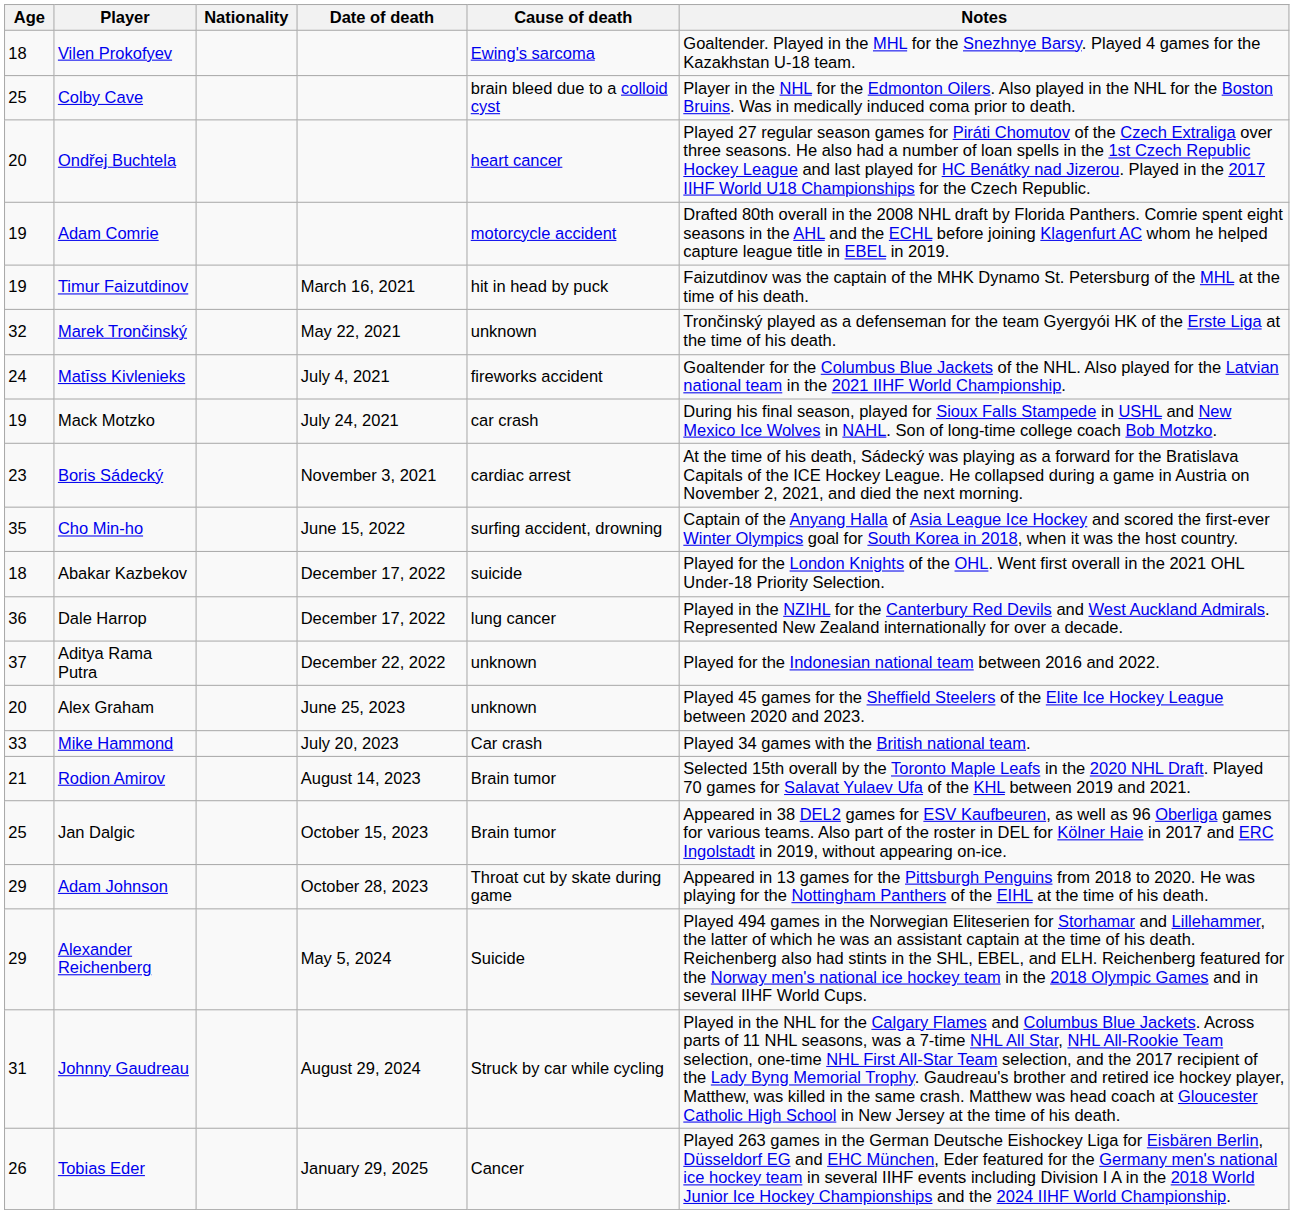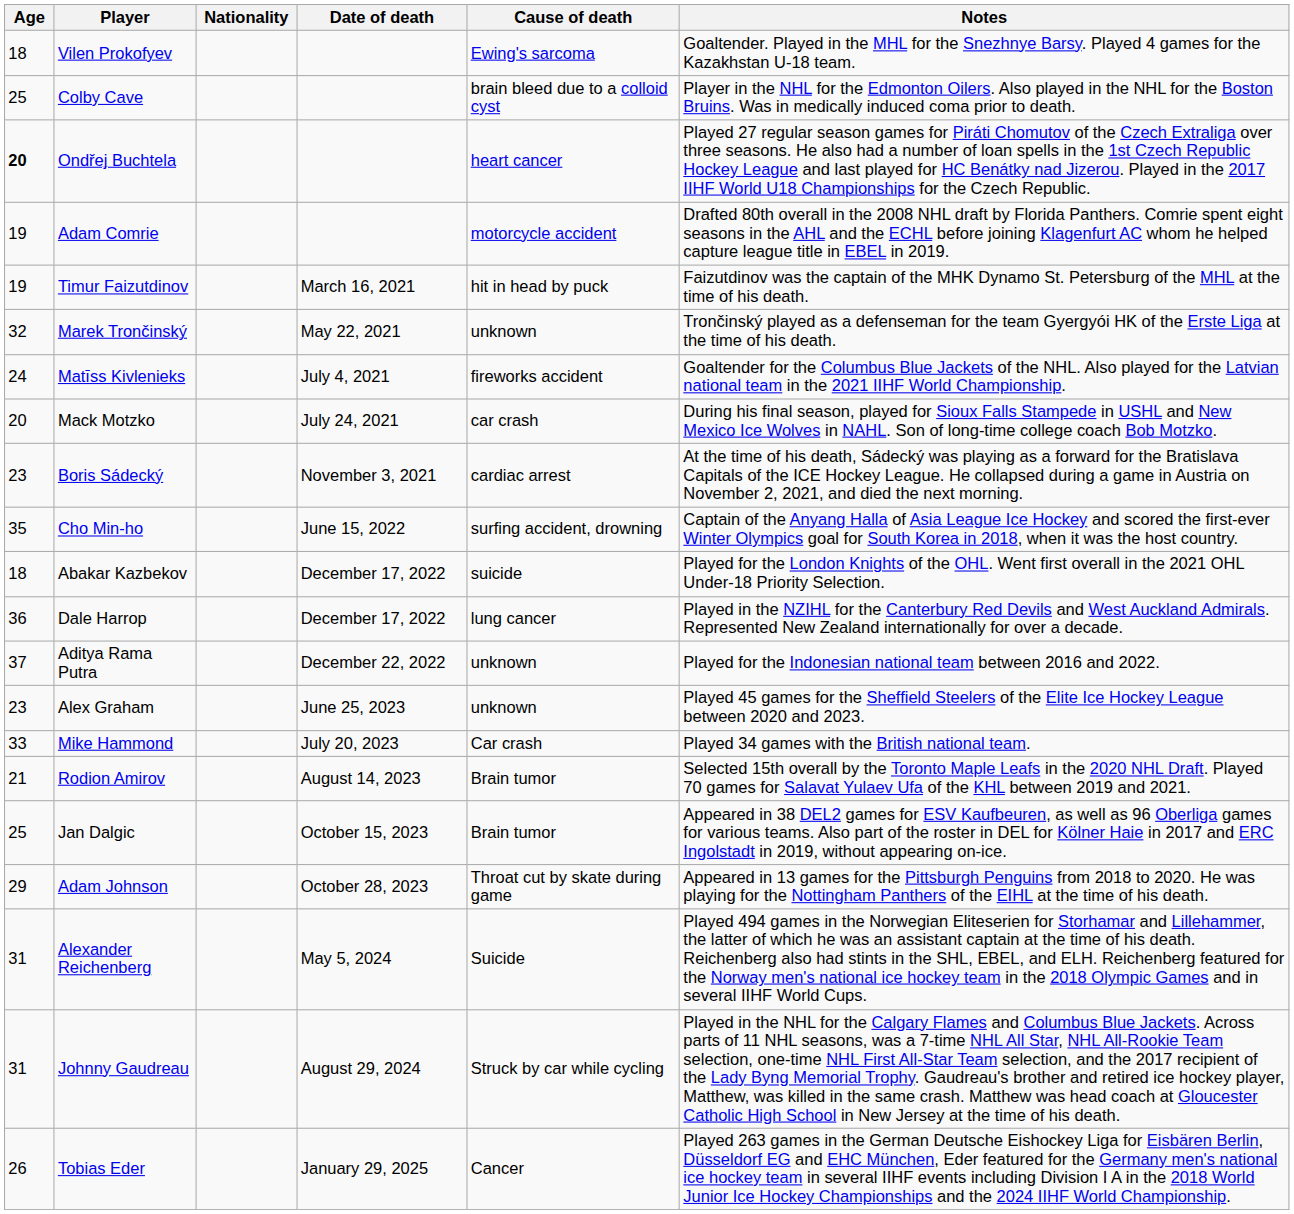(17, 160) normal -> (17, 160) bold
(17, 421) 19 -> (17, 421) 20
(17, 707) 20 -> (17, 707) 23
(17, 959) 29 -> (17, 959) 31
